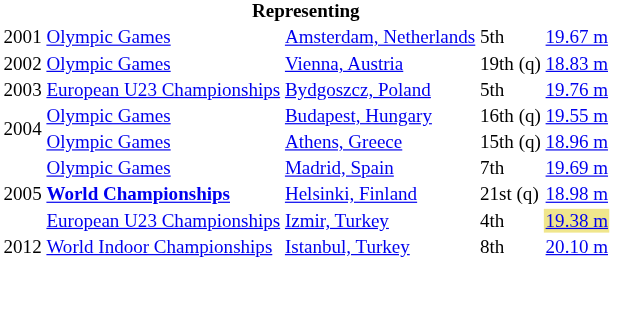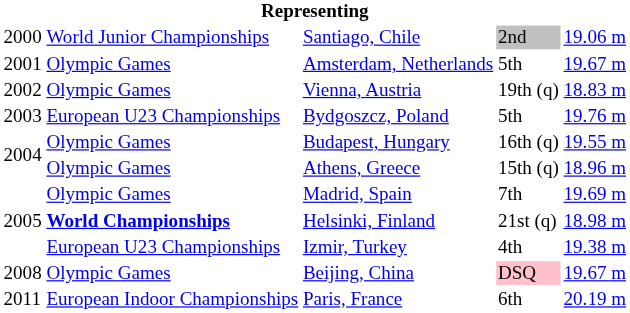+ row: (362, 37)
(577, 220) khaki background -> (595, 246) no background
+ row: (358, 272)
+ row: (353, 299)
- row: (347, 246)
